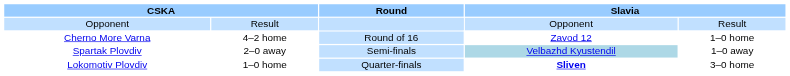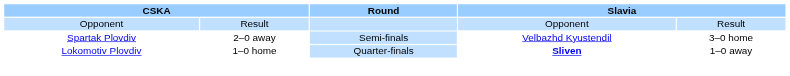- row: (107, 37)
(571, 51) lightblue background -> (567, 37) no background
(732, 51) 1–0 away -> (731, 37) 3–0 home
(732, 65) 3–0 home -> (731, 51) 1–0 away
